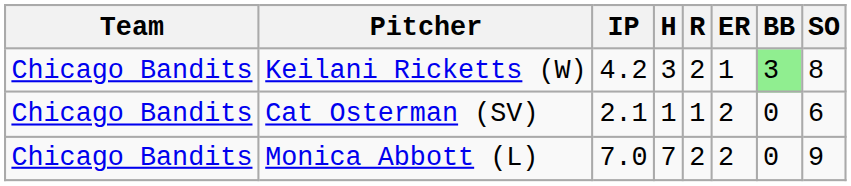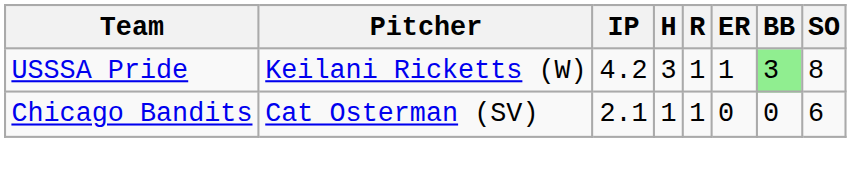(132, 70) Chicago Bandits -> (100, 70) USSSA Pride
(697, 70) 2 -> (697, 70) 1
(726, 114) 2 -> (726, 114) 0
- row: (402, 158)
